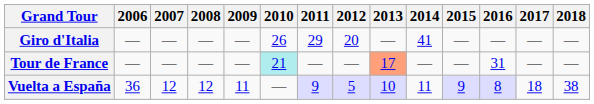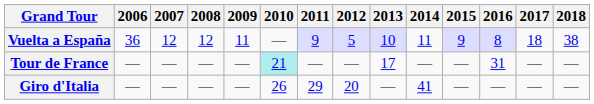rows swapped: (59, 39) <-> (59, 87)
(388, 63) lightsalmon background -> (388, 63) no background
